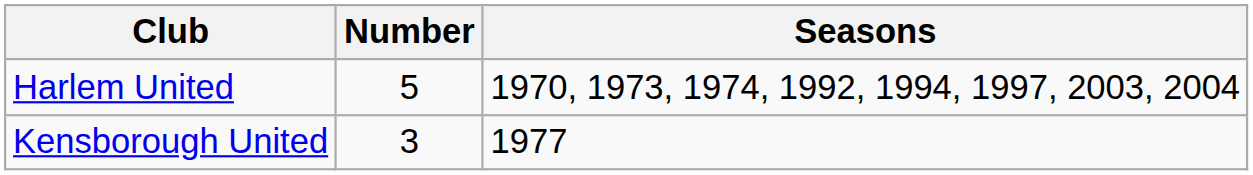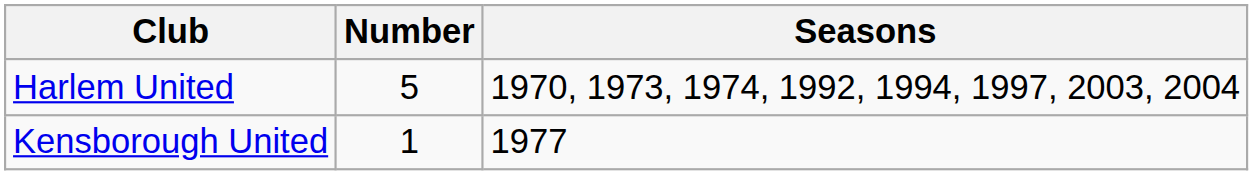(409, 141) 3 -> (409, 141) 1
